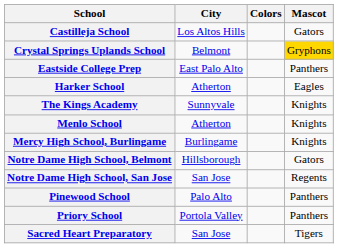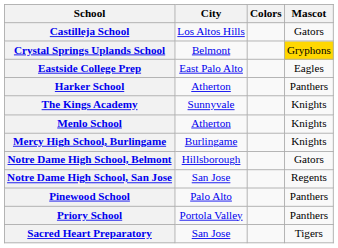(309, 68) Panthers -> (309, 68) Eagles
(309, 86) Eagles -> (309, 86) Panthers
